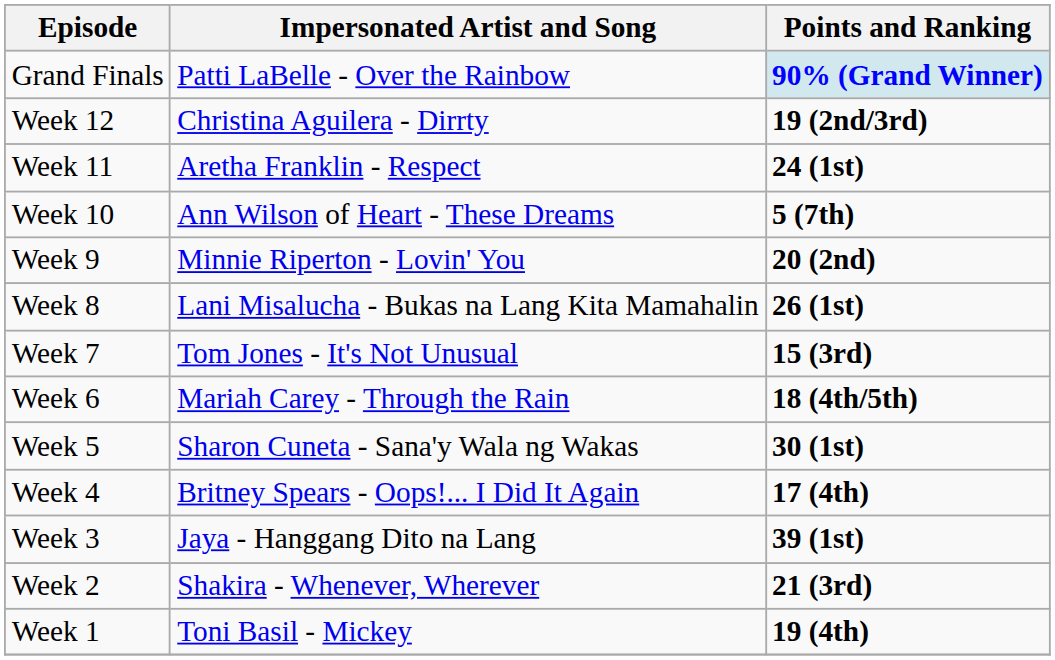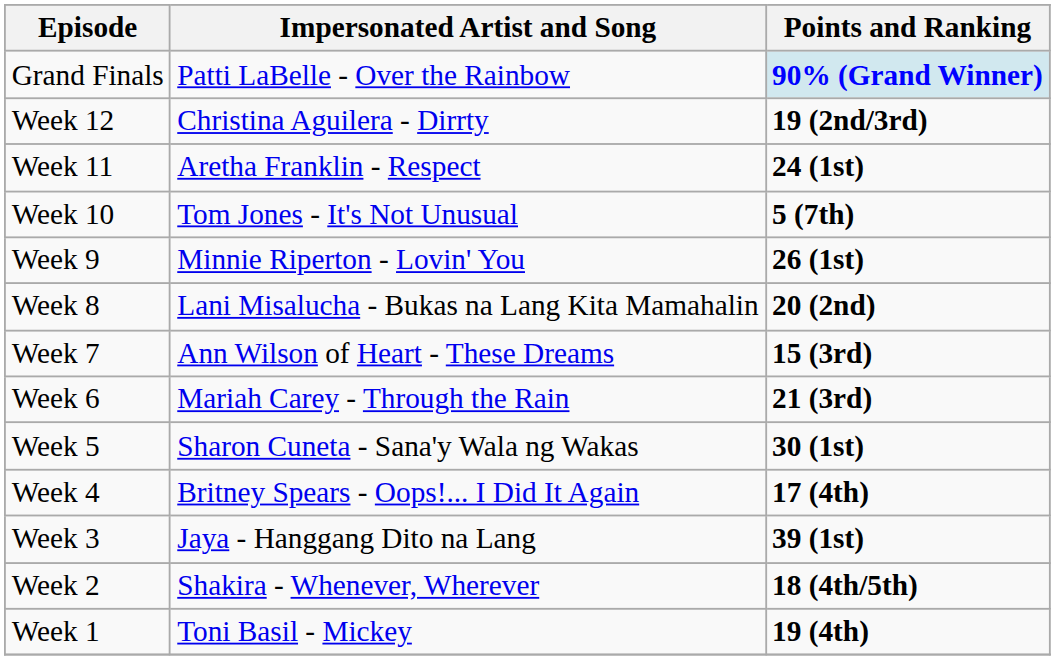(396, 213) Ann Wilson of Heart - These Dreams -> (348, 213) Tom Jones - It's Not Unusual
(824, 259) 20 (2nd) -> (818, 259) 26 (1st)
(818, 306) 26 (1st) -> (824, 306) 20 (2nd)
(348, 352) Tom Jones - It's Not Unusual -> (396, 352) Ann Wilson of Heart - These Dreams
(845, 399) 18 (4th/5th) -> (822, 399) 21 (3rd)
(822, 584) 21 (3rd) -> (845, 584) 18 (4th/5th)
